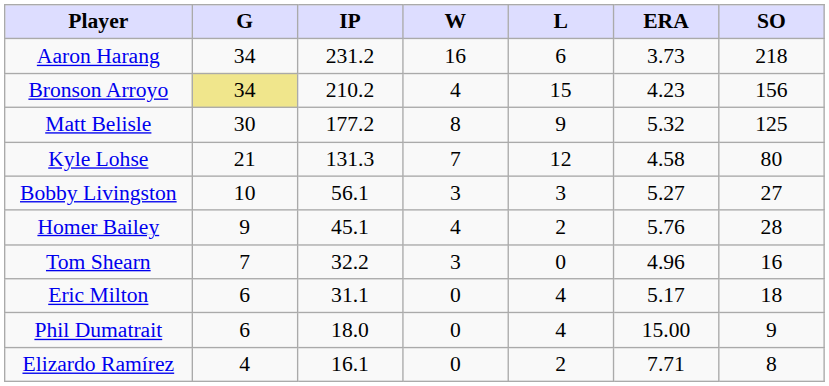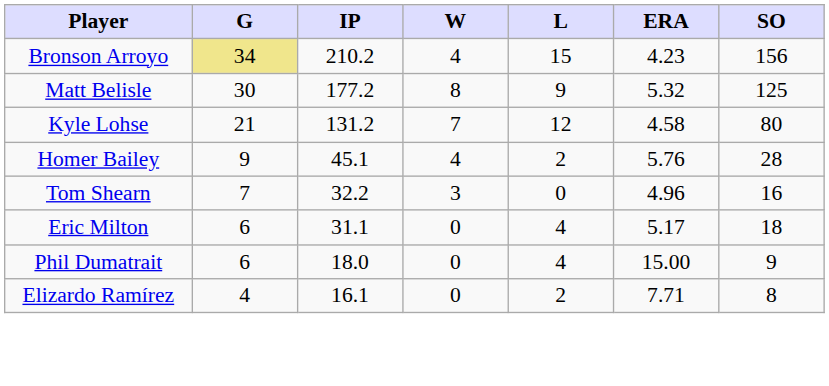- row: (98, 55)
(350, 158) 131.3 -> (350, 124) 131.2
- row: (98, 192)
